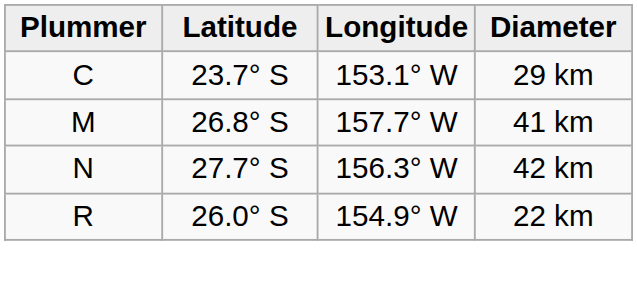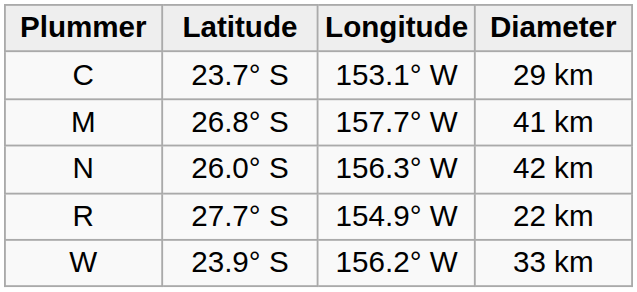(240, 168) 27.7° S -> (240, 168) 26.0° S
(240, 215) 26.0° S -> (240, 215) 27.7° S
+ row: (553, 262)
